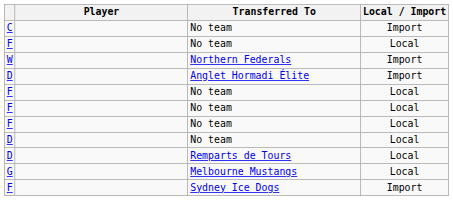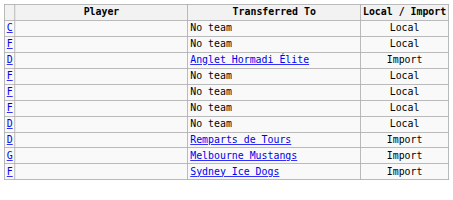(405, 29) Import -> (405, 29) Local
- row: (10, 61)
(405, 156) Local -> (405, 140) Import
(405, 172) Local -> (405, 156) Import
